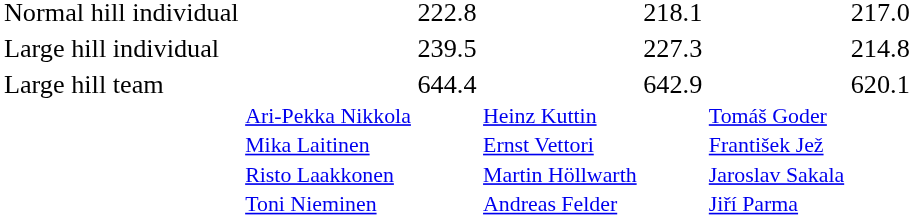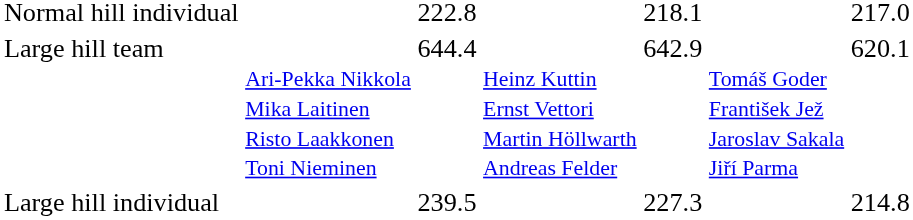rows swapped: (112, 48) <-> (84, 84)
